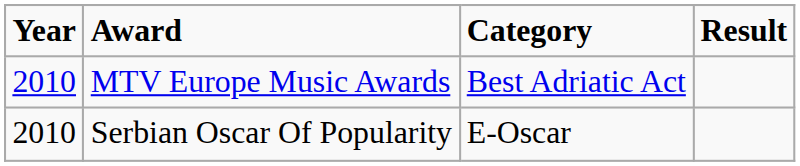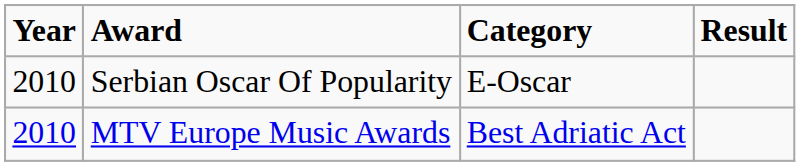rows swapped: (271, 81) <-> (271, 133)
